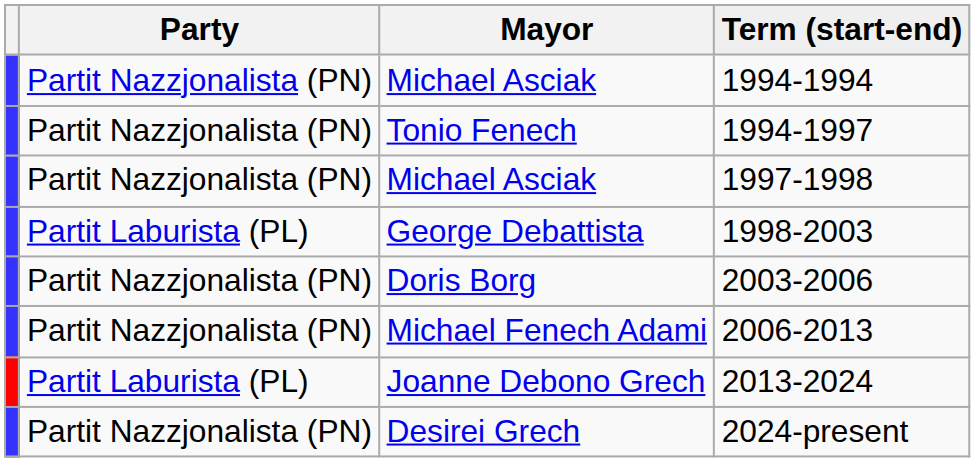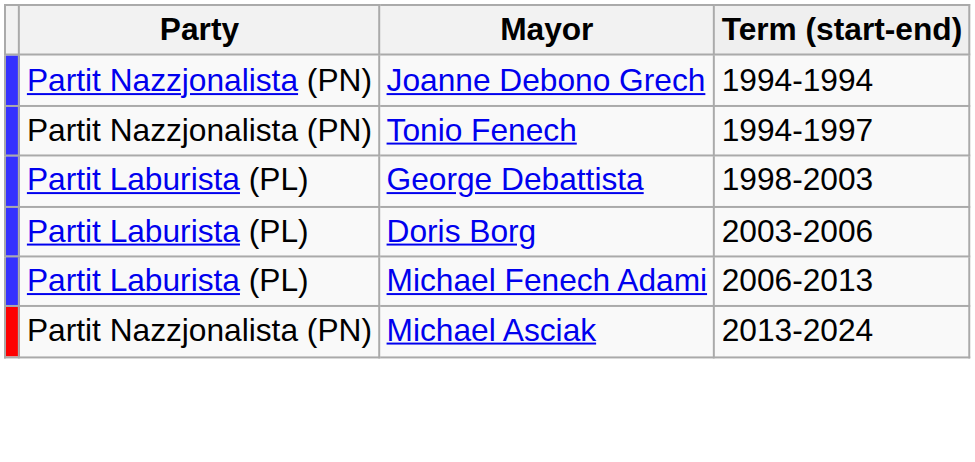(491, 79) Michael Asciak -> (546, 79) Joanne Debono Grech
- row: (797, 180)
(199, 280) Partit Nazzjonalista (PN) -> (168, 230) Partit Laburista (PL)
(199, 331) Partit Nazzjonalista (PN) -> (168, 280) Partit Laburista (PL)
(168, 381) Partit Laburista (PL) -> (199, 331) Partit Nazzjonalista (PN)
(546, 381) Joanne Debono Grech -> (491, 331) Michael Asciak
- row: (815, 431)
